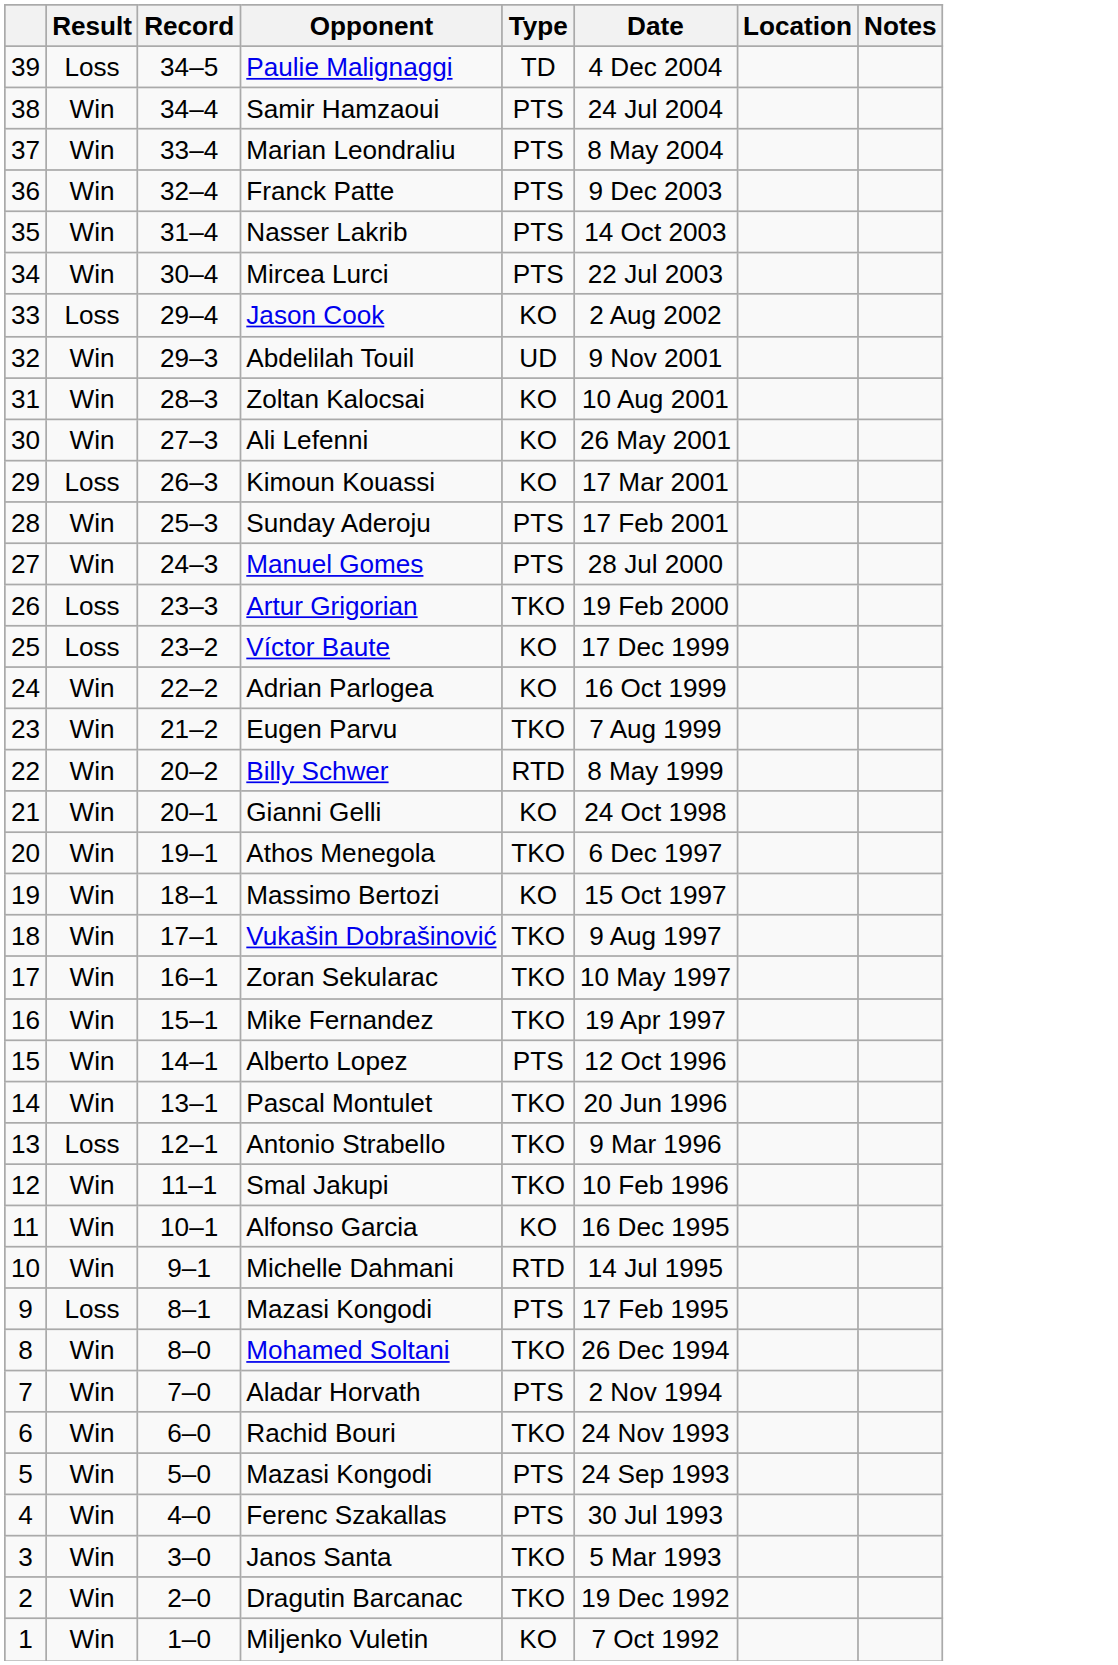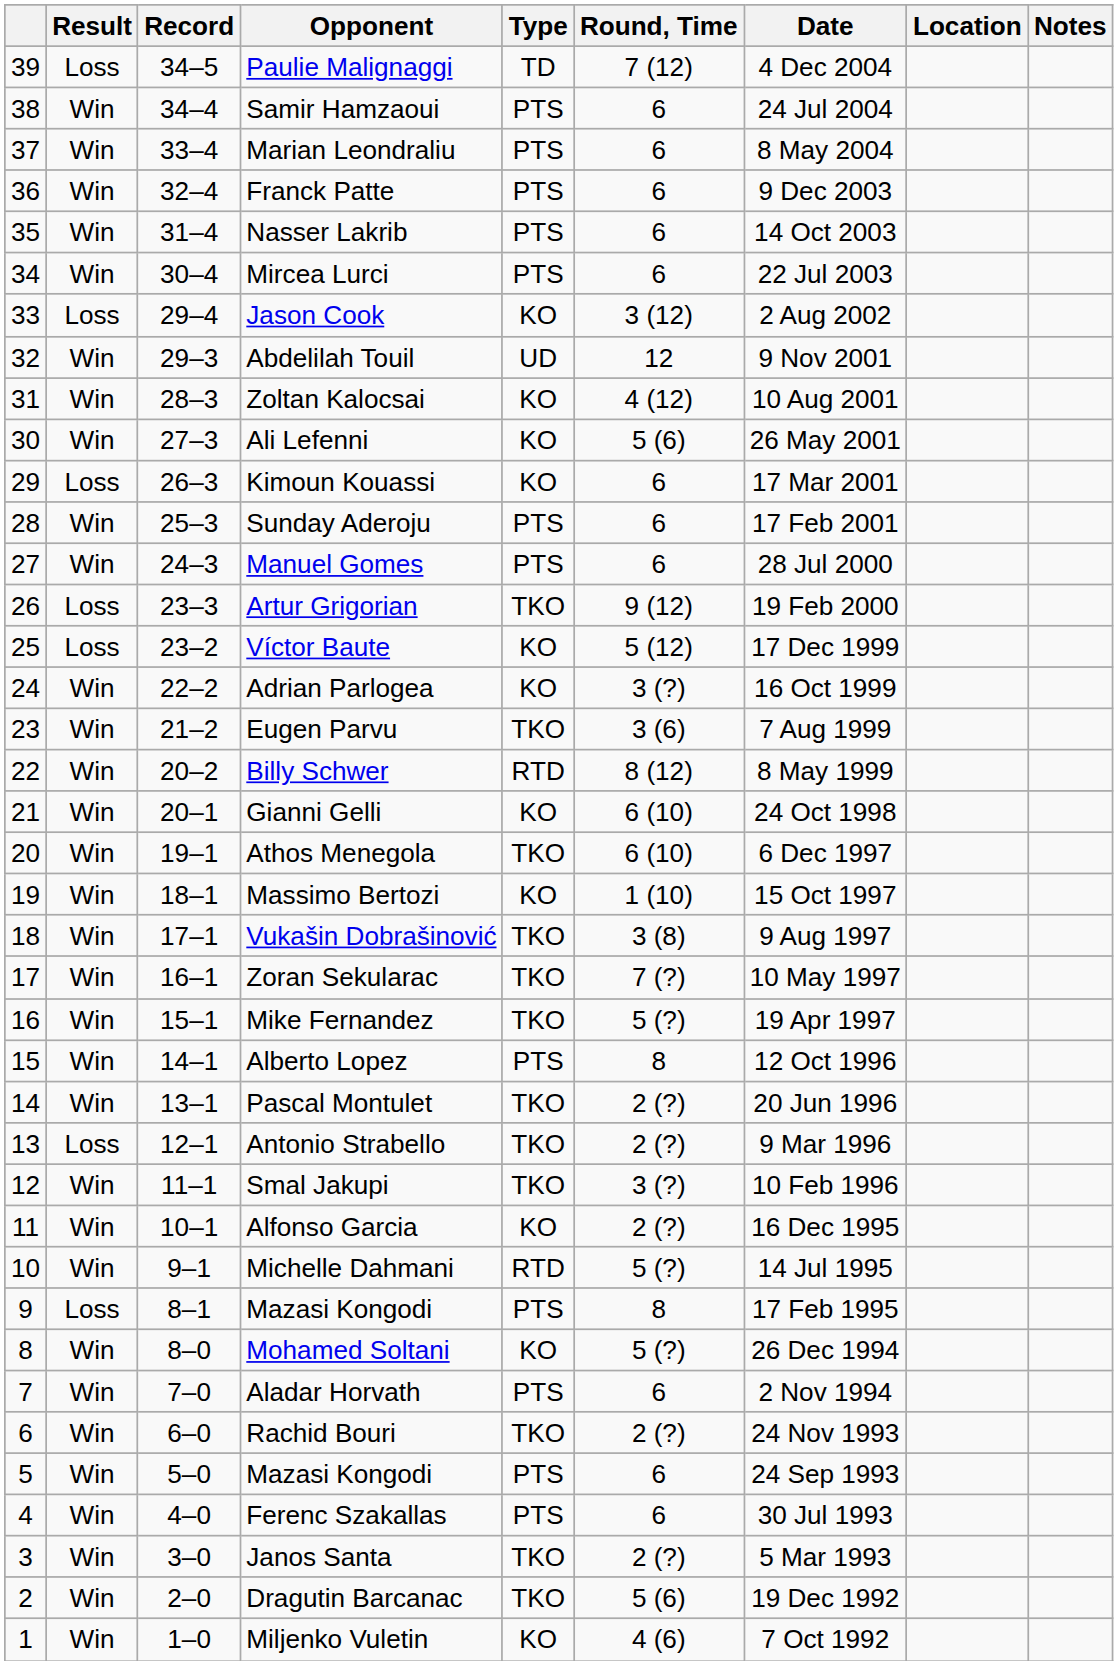+ column: (659, 26)
(538, 1350) TKO -> (538, 1350) KO
